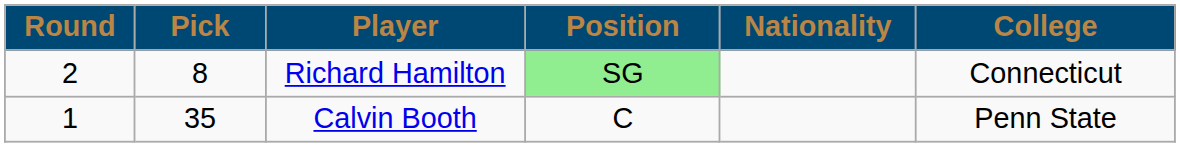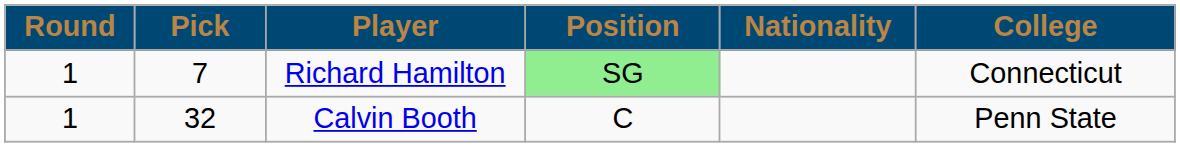(70, 73) 2 -> (70, 73) 1
(200, 73) 8 -> (200, 73) 7
(200, 118) 35 -> (200, 118) 32
